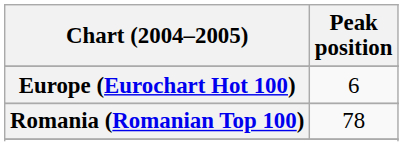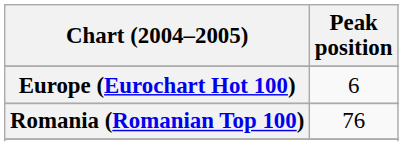(354, 120) 78 -> (354, 120) 76
